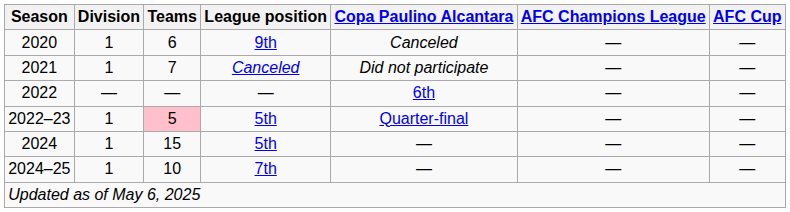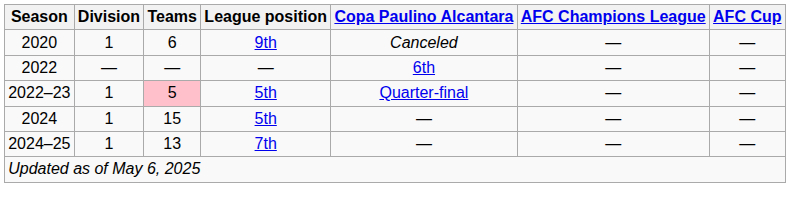- row: (39, 67)
(172, 169) 10 -> (172, 144) 13
